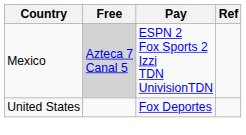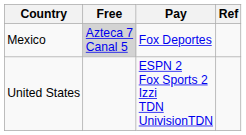(176, 60) ESPN 2 Fox Sports 2 Izzi TDN UnivisionTDN -> (175, 40) Fox Deportes
(175, 107) Fox Deportes -> (176, 93) ESPN 2 Fox Sports 2 Izzi TDN UnivisionTDN
